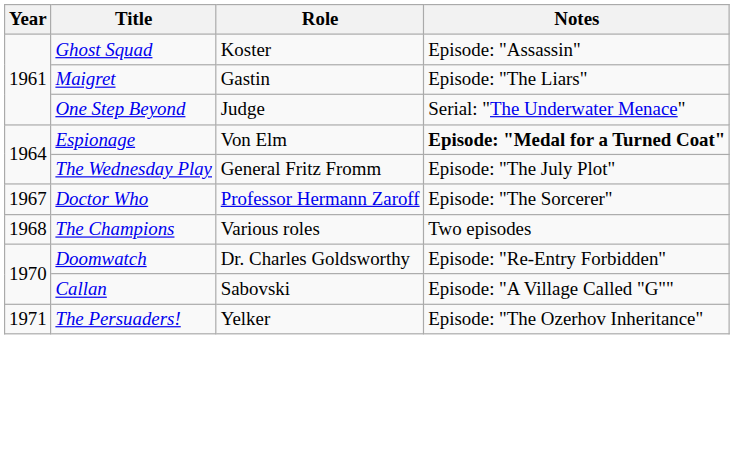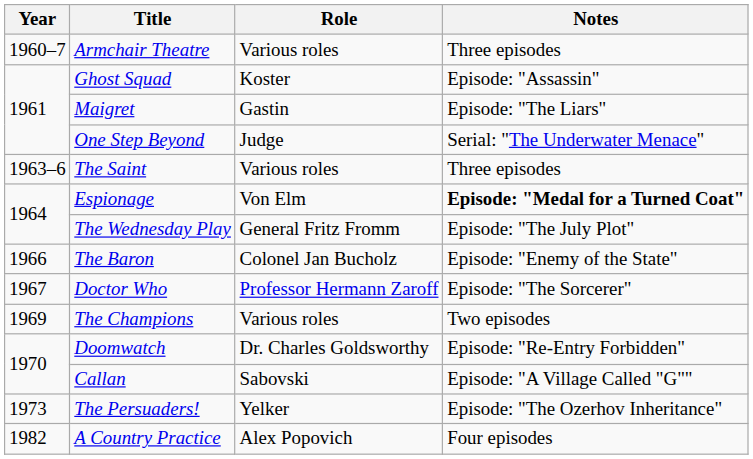+ row: (142, 49)
+ row: (110, 169)
+ row: (114, 259)
(28, 229) 1968 -> (28, 318) 1969
(28, 318) 1971 -> (28, 408) 1973
+ row: (148, 438)
